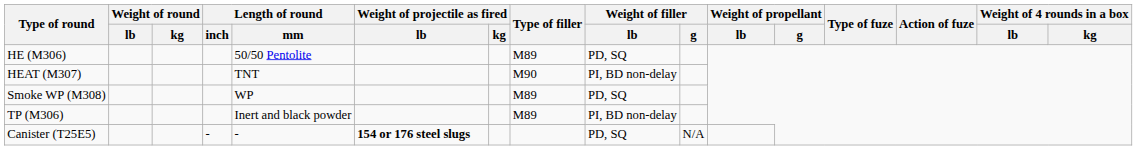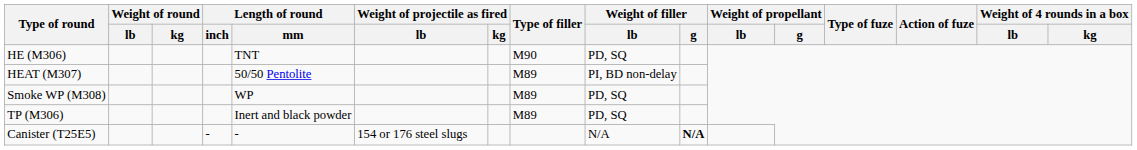(273, 54) 50/50 Pentolite -> (247, 54) TNT
(525, 54) M89 -> (525, 54) M90
(247, 74) TNT -> (273, 74) 50/50 Pentolite
(525, 74) M90 -> (525, 74) M89
(632, 114) PI, BD non-delay -> (607, 114) PD, SQ
(414, 134) bold -> (412, 134) normal
(607, 134) PD, SQ -> (599, 134) N/A
(693, 134) normal -> (693, 134) bold
